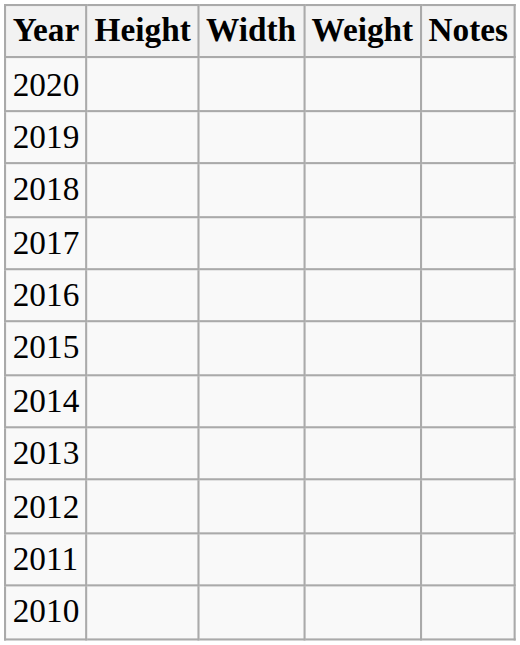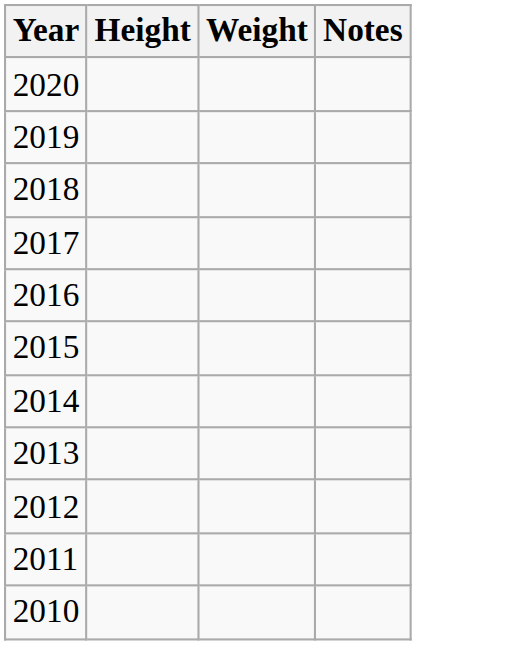- column: (251, 30)
